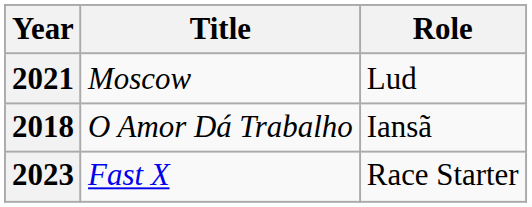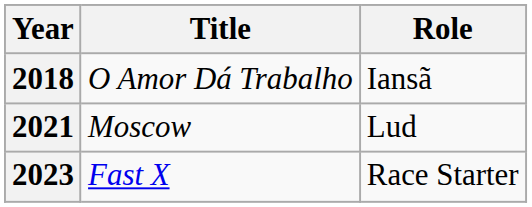rows swapped: (43, 126) <-> (43, 77)
